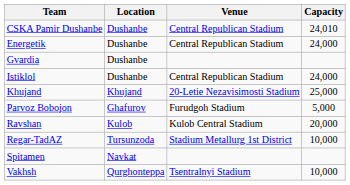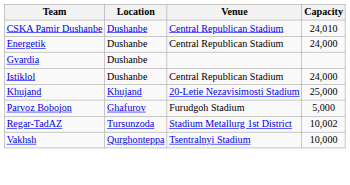- row: (24, 124)
(324, 140) 10,000 -> (324, 124) 10,002
- row: (26, 156)
